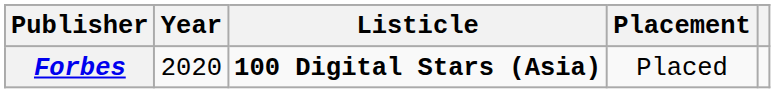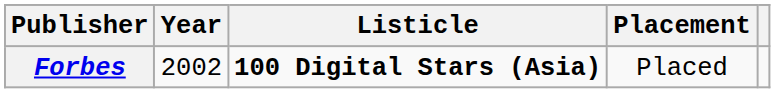(191, 67) 2020 -> (191, 67) 2002
